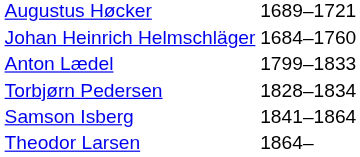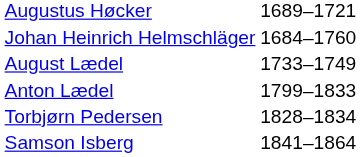+ row: (64, 64)
- row: (72, 143)
